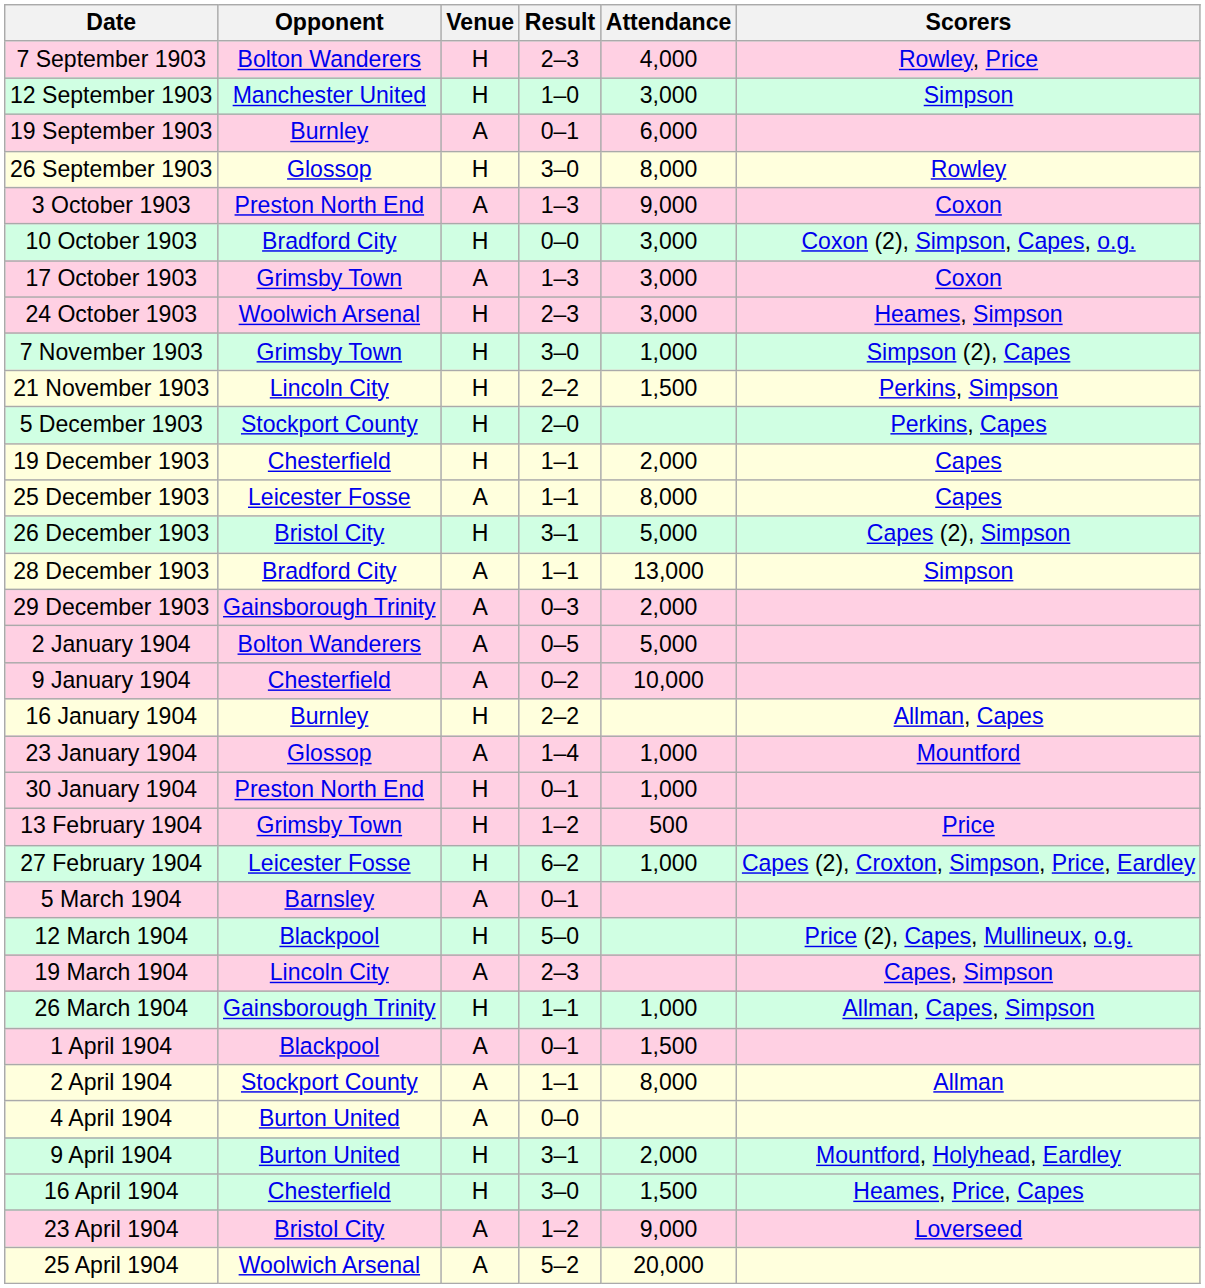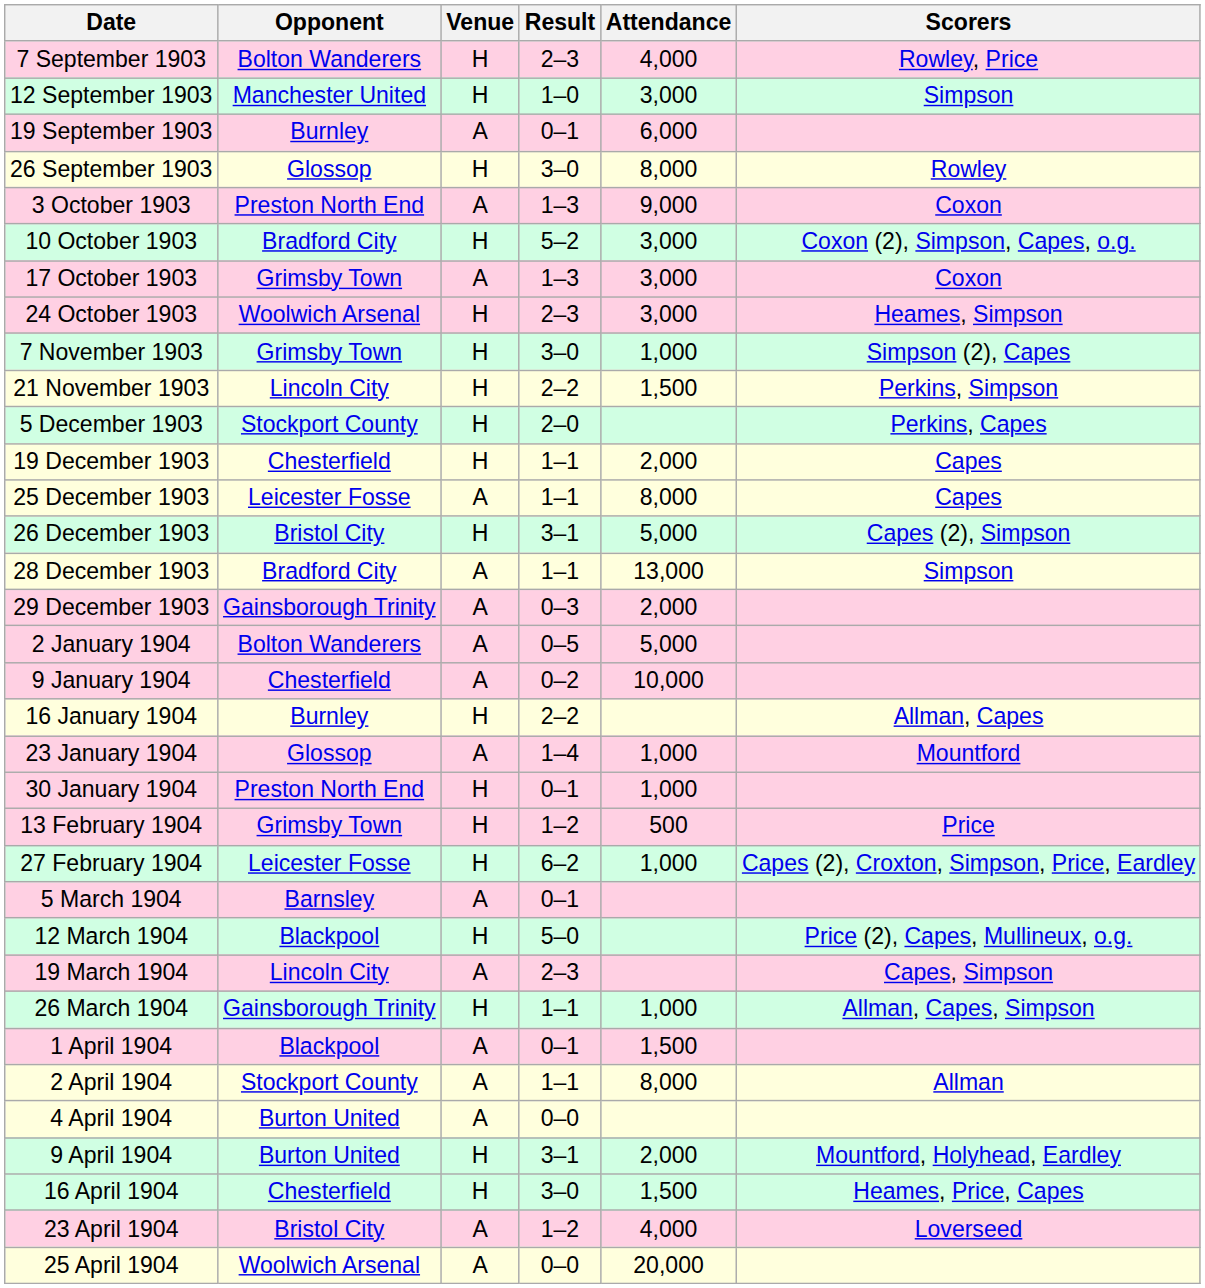(560, 242) 0–0 -> (560, 242) 5–2
(669, 1228) 9,000 -> (669, 1228) 4,000
(560, 1265) 5–2 -> (560, 1265) 0–0
